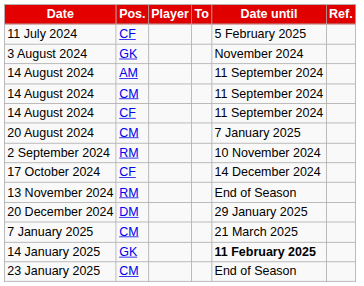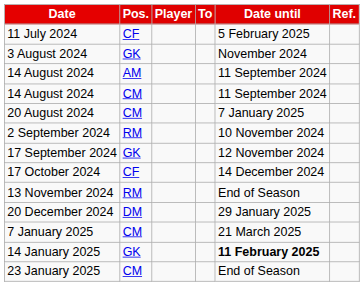- row: (51, 113)
+ row: (62, 152)
